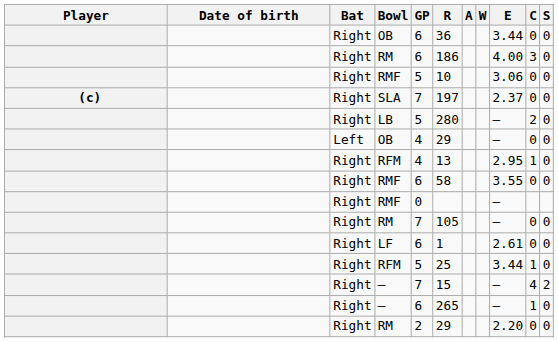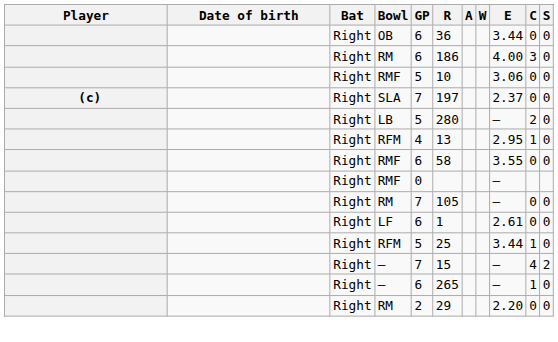- row: (349, 139)
